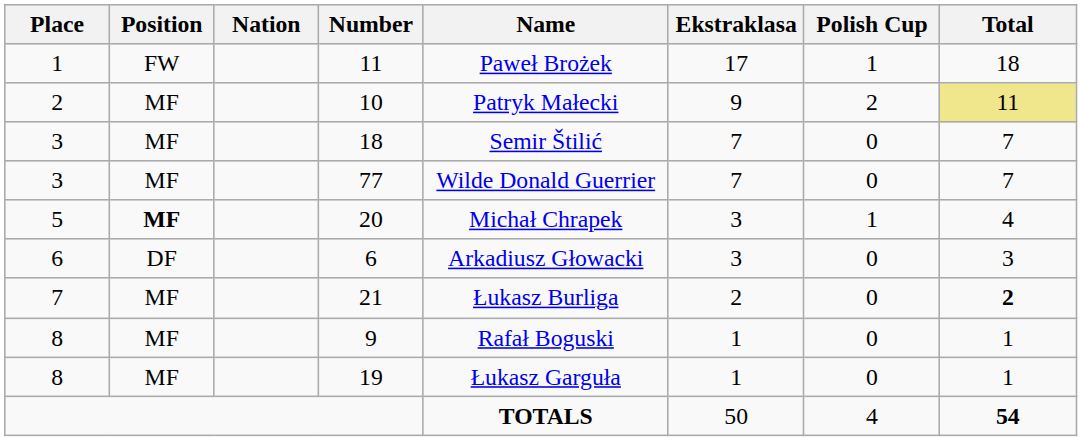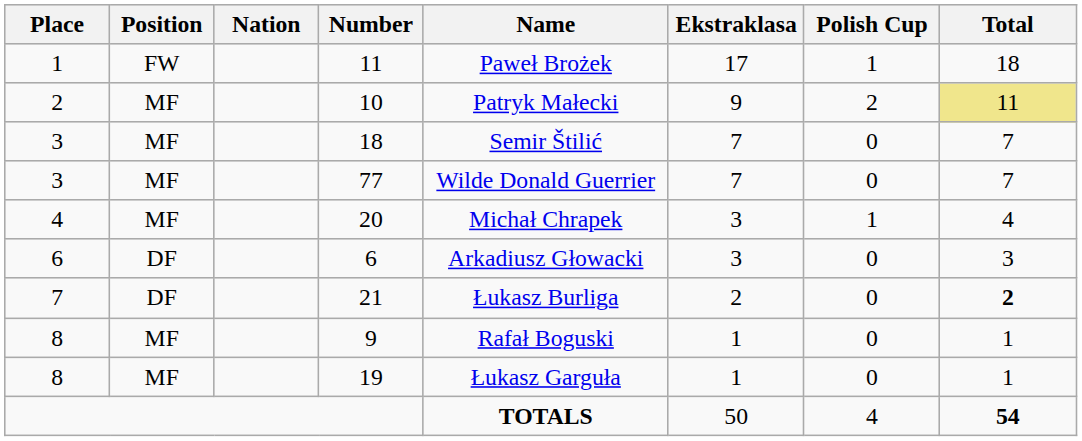(57, 219) 5 -> (57, 219) 4
(162, 219) bold -> (162, 219) normal
(162, 297) MF -> (162, 297) DF
